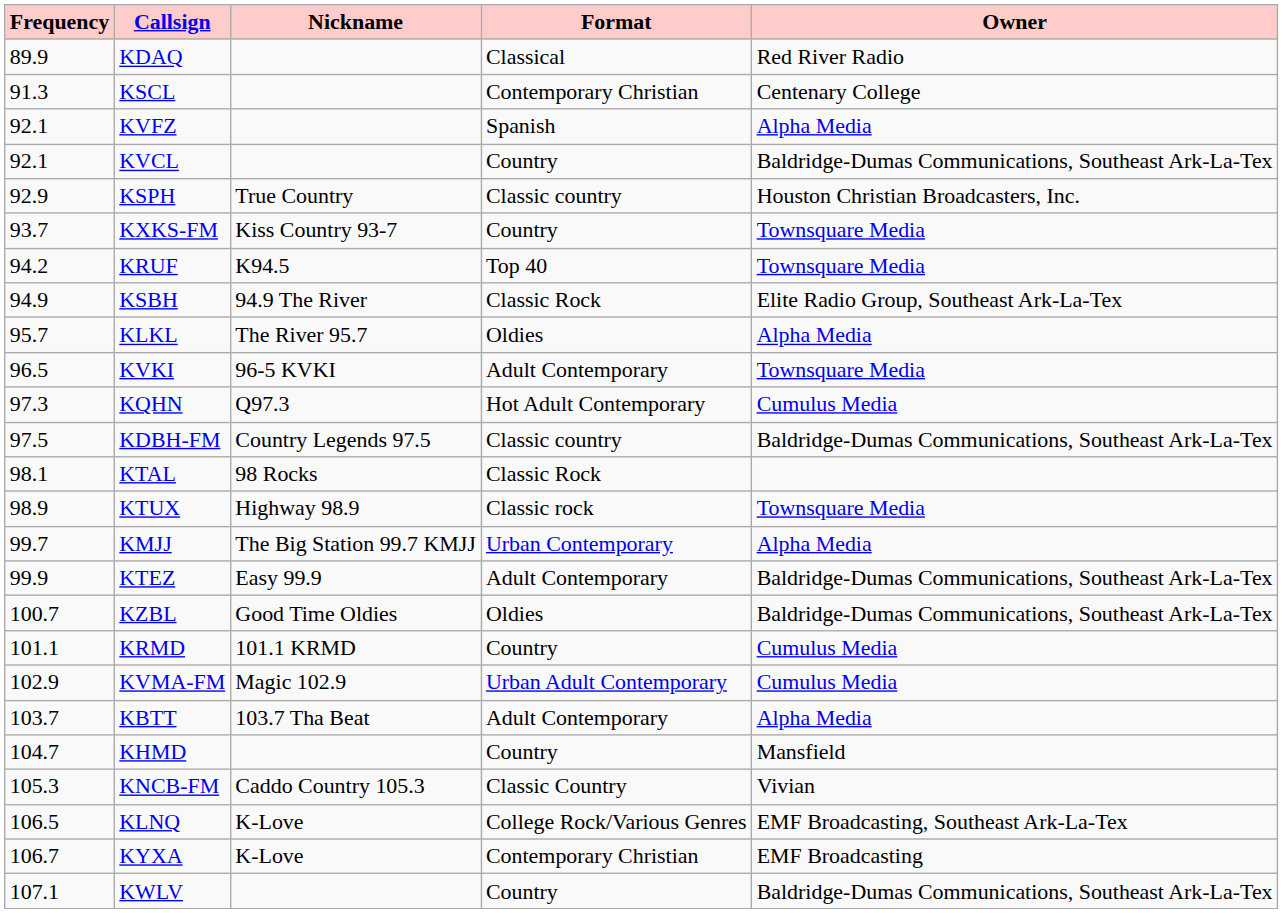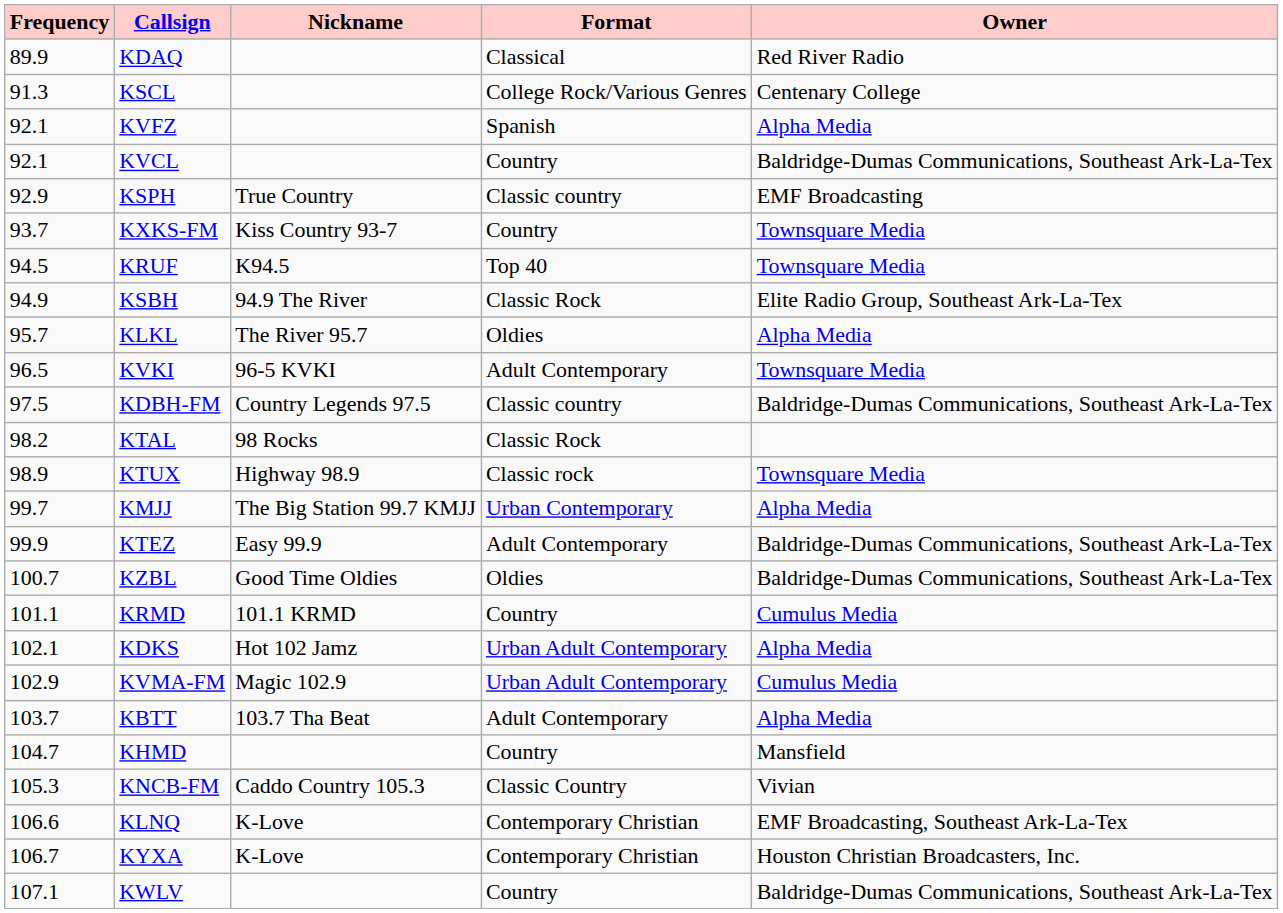(592, 91) Contemporary Christian -> (616, 91) College Rock/Various Genres
(918, 195) Houston Christian Broadcasters, Inc. -> (840, 195) EMF Broadcasting
(29, 265) 94.2 -> (29, 265) 94.5
- row: (151, 404)
(29, 473) 98.1 -> (29, 439) 98.2
+ row: (149, 647)
(34, 821) 106.5 -> (34, 821) 106.6
(616, 821) College Rock/Various Genres -> (592, 821) Contemporary Christian
(840, 856) EMF Broadcasting -> (918, 856) Houston Christian Broadcasters, Inc.
